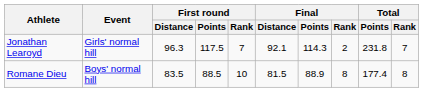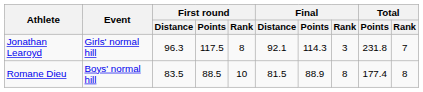(242, 48) 7 -> (242, 48) 8
(345, 48) 2 -> (345, 48) 3
